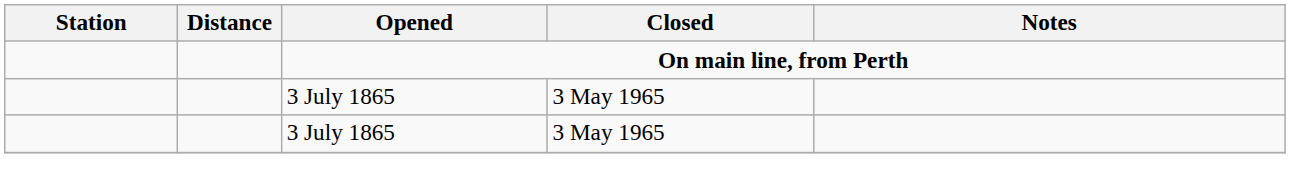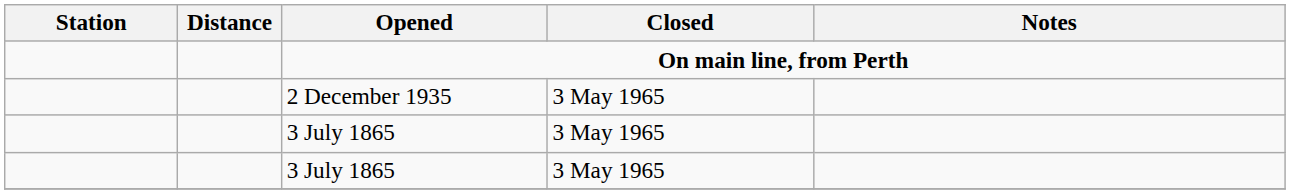+ row: (369, 96)
